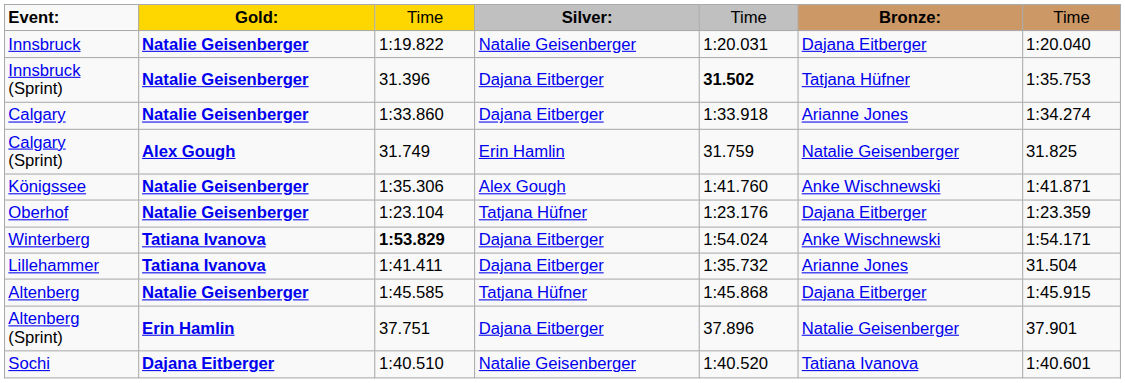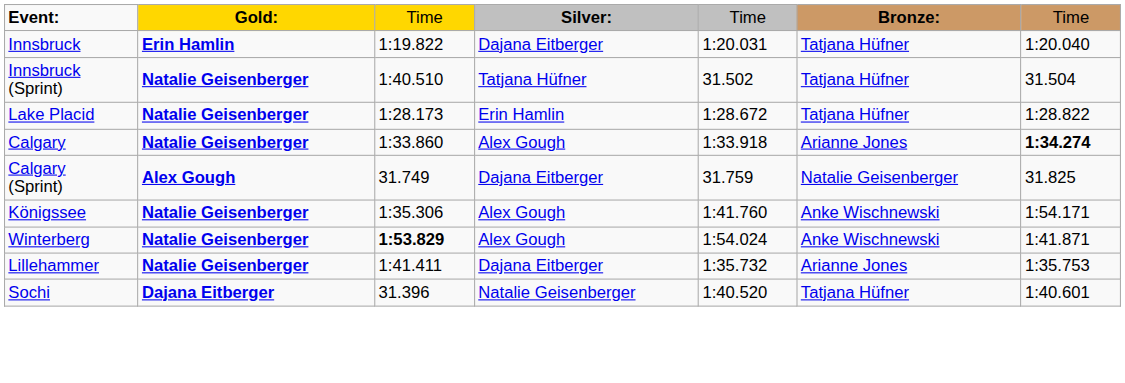(225, 44) Natalie Geisenberger -> (188, 44) Erin Hamlin
(557, 44) Natalie Geisenberger -> (541, 44) Dajana Eitberger
(864, 44) Dajana Eitberger -> (855, 44) Tatjana Hüfner
(404, 79) 31.396 -> (411, 79) 1:40.510
(541, 79) Dajana Eitberger -> (532, 79) Tatjana Hüfner
(729, 79) bold -> (728, 79) normal
(1058, 79) 1:35.753 -> (1050, 79) 31.504
+ row: (51, 115)
(541, 115) Dajana Eitberger -> (522, 141) Alex Gough
(1058, 115) normal -> (1058, 141) bold
(522, 151) Erin Hamlin -> (541, 177) Dajana Eitberger
(1058, 187) 1:41.871 -> (1057, 213) 1:54.171
- row: (38, 213)
(204, 239) Tatiana Ivanova -> (225, 239) Natalie Geisenberger
(541, 239) Dajana Eitberger -> (522, 239) Alex Gough
(1058, 239) 1:54.171 -> (1057, 239) 1:41.871
(204, 266) Tatiana Ivanova -> (225, 266) Natalie Geisenberger
(1052, 266) 31.504 -> (1057, 266) 1:35.753
- row: (44, 292)
- row: (44, 328)
(411, 364) 1:40.510 -> (404, 292) 31.396
(860, 364) Tatiana Ivanova -> (855, 292) Tatjana Hüfner
